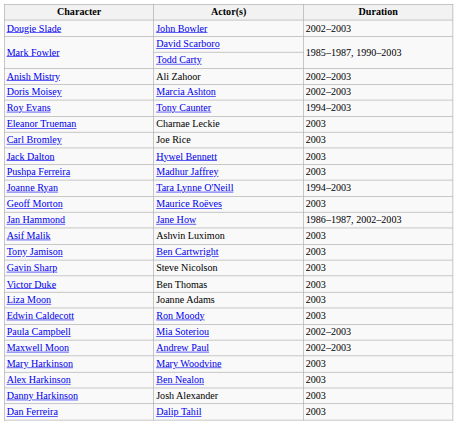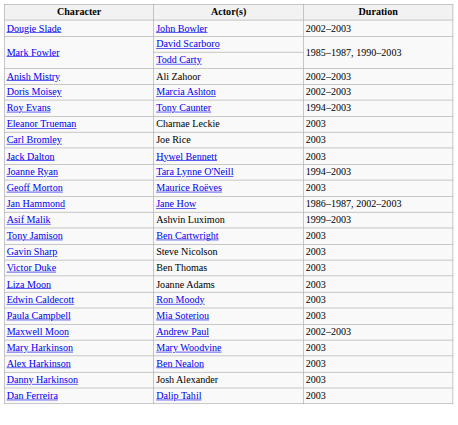- row: (187, 172)
(316, 236) 2003 -> (328, 220) 1999–2003
(328, 332) 2002–2003 -> (316, 316) 2003
